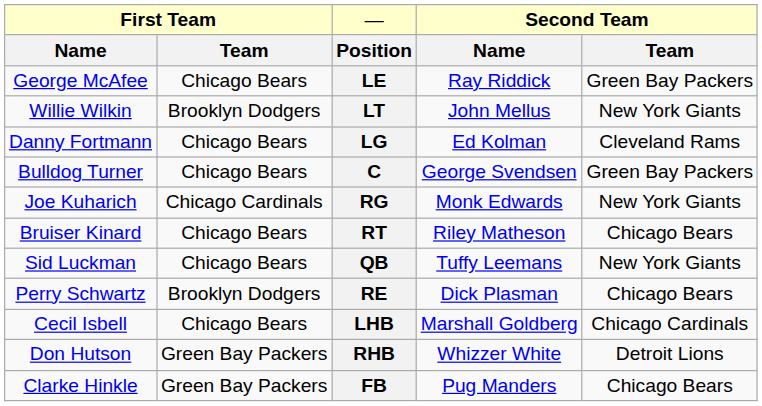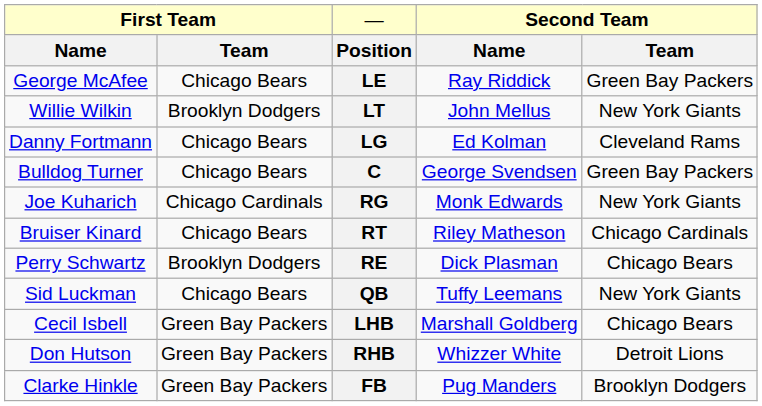(670, 232) Chicago Bears -> (670, 232) Chicago Cardinals
rows swapped: (374, 293) <-> (374, 263)
(244, 324) Chicago Bears -> (244, 324) Green Bay Packers
(670, 324) Chicago Cardinals -> (670, 324) Chicago Bears
(670, 385) Chicago Bears -> (670, 385) Brooklyn Dodgers
